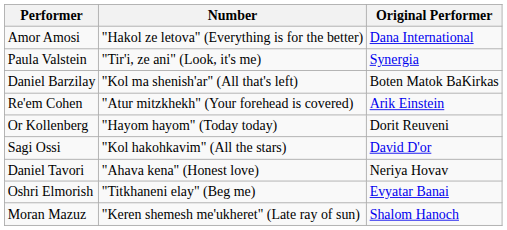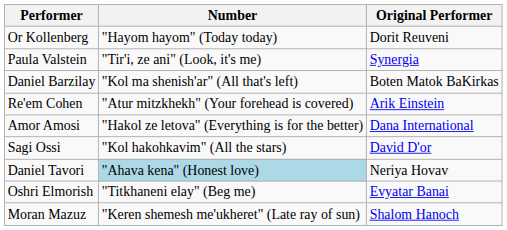rows swapped: (48, 125) <-> (44, 37)
(180, 170) no background -> (180, 170) lightblue background
